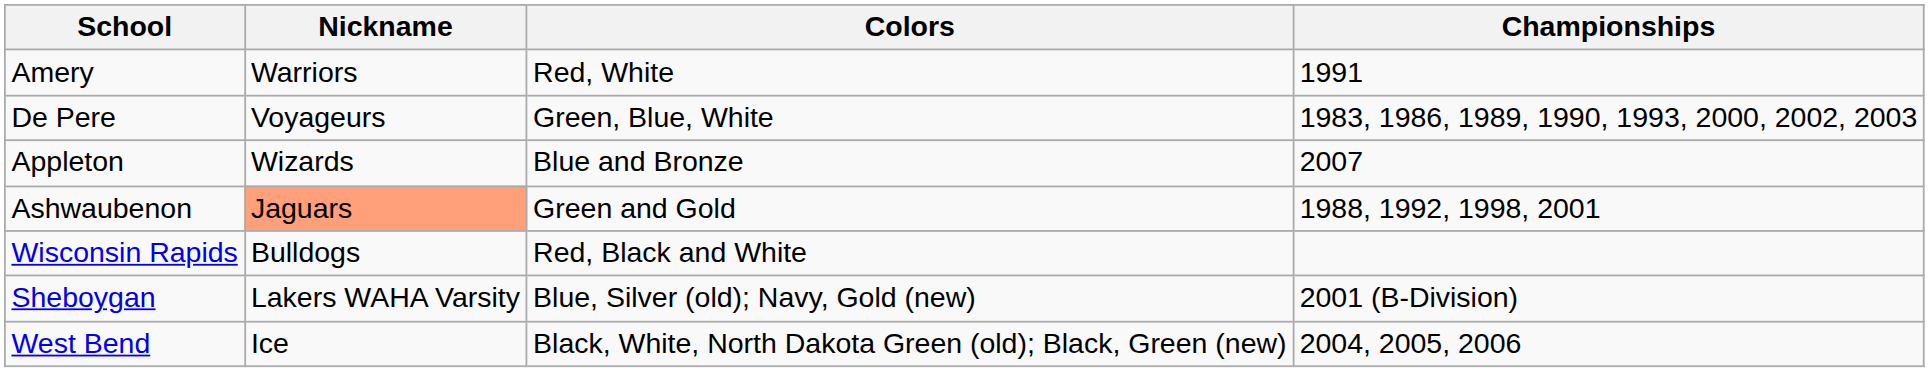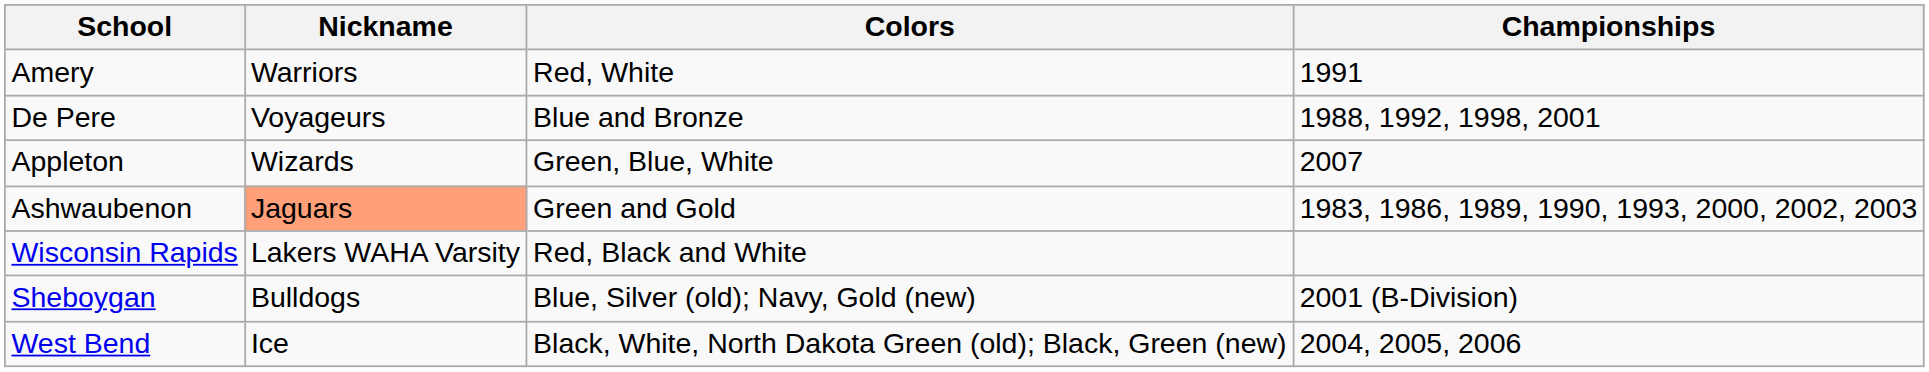(653, 117) Green, Blue, White -> (638, 117) Blue and Bronze
(1608, 117) 1983, 1986, 1989, 1990, 1993, 2000, 2002, 2003 -> (1450, 117) 1988, 1992, 1998, 2001
(638, 162) Blue and Bronze -> (653, 162) Green, Blue, White
(1450, 207) 1988, 1992, 1998, 2001 -> (1608, 207) 1983, 1986, 1989, 1990, 1993, 2000, 2002, 2003
(306, 252) Bulldogs -> (385, 252) Lakers WAHA Varsity
(385, 298) Lakers WAHA Varsity -> (306, 298) Bulldogs
